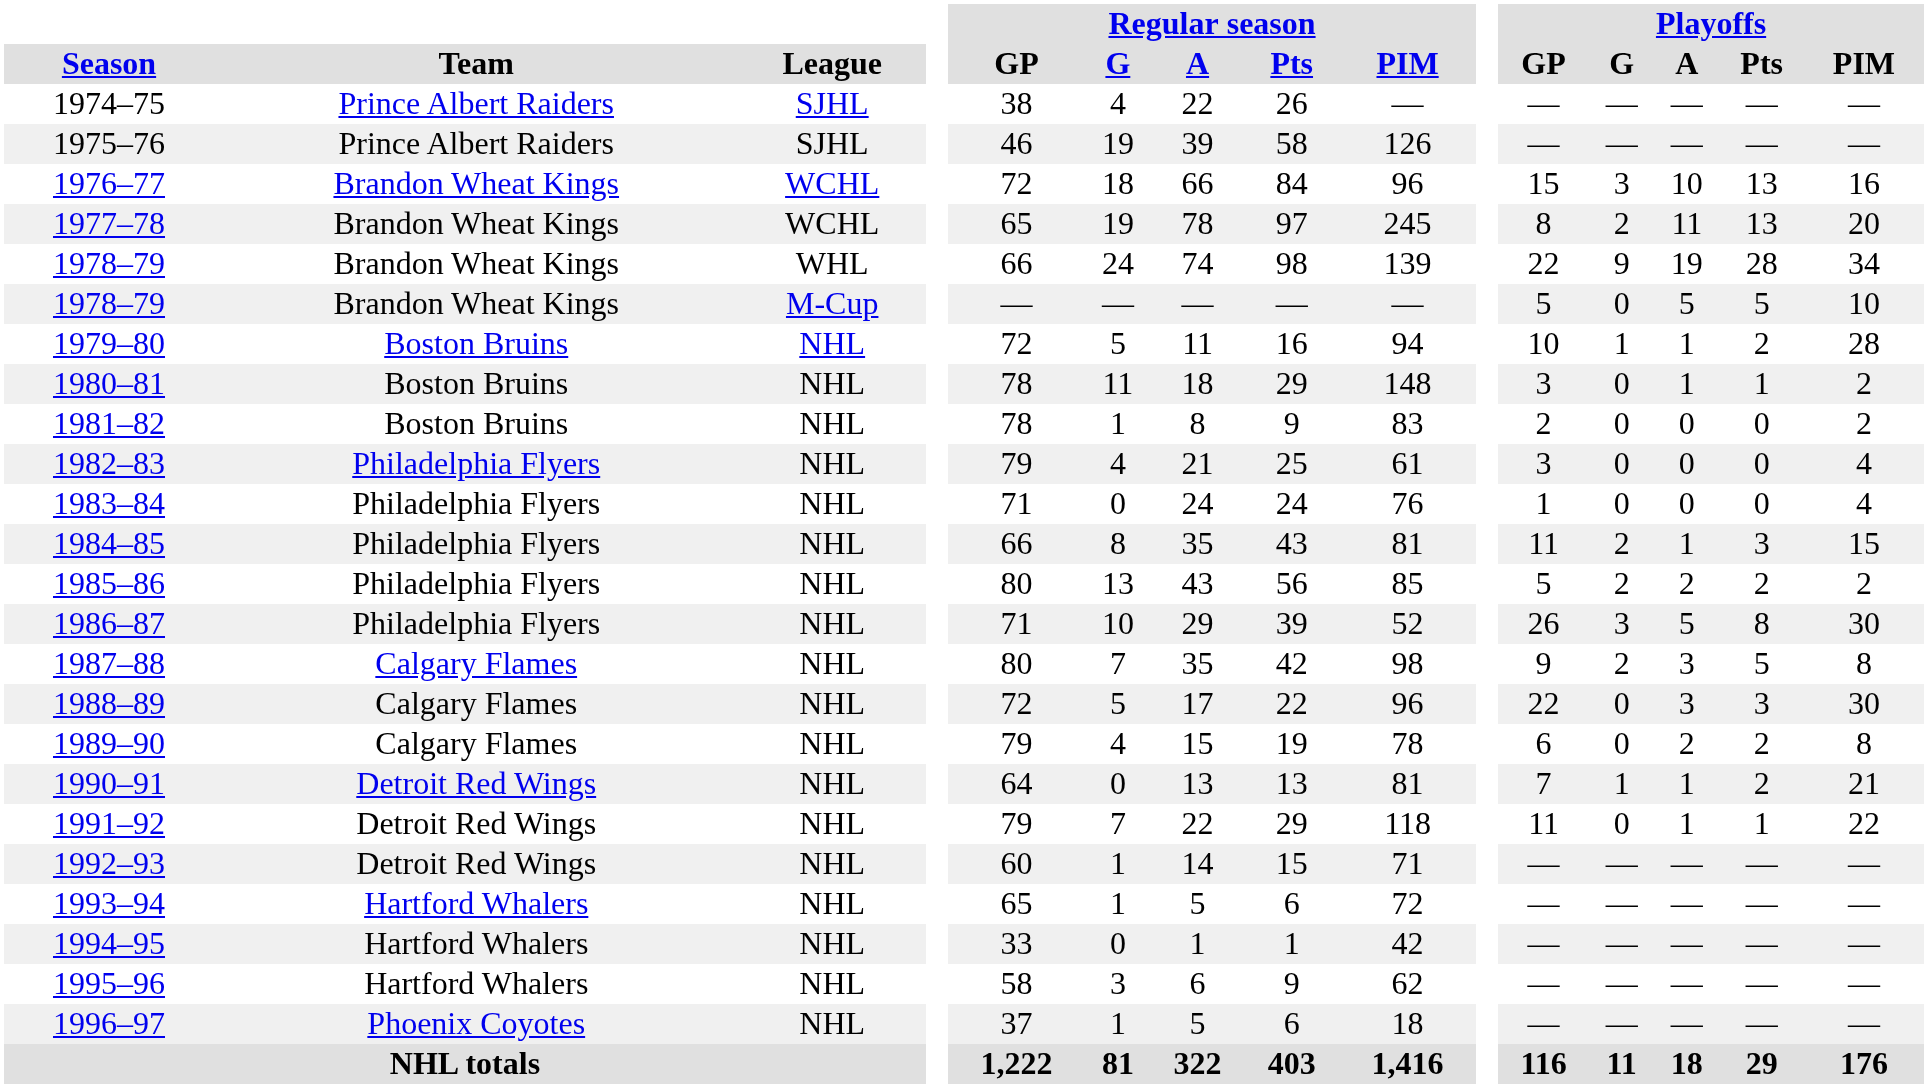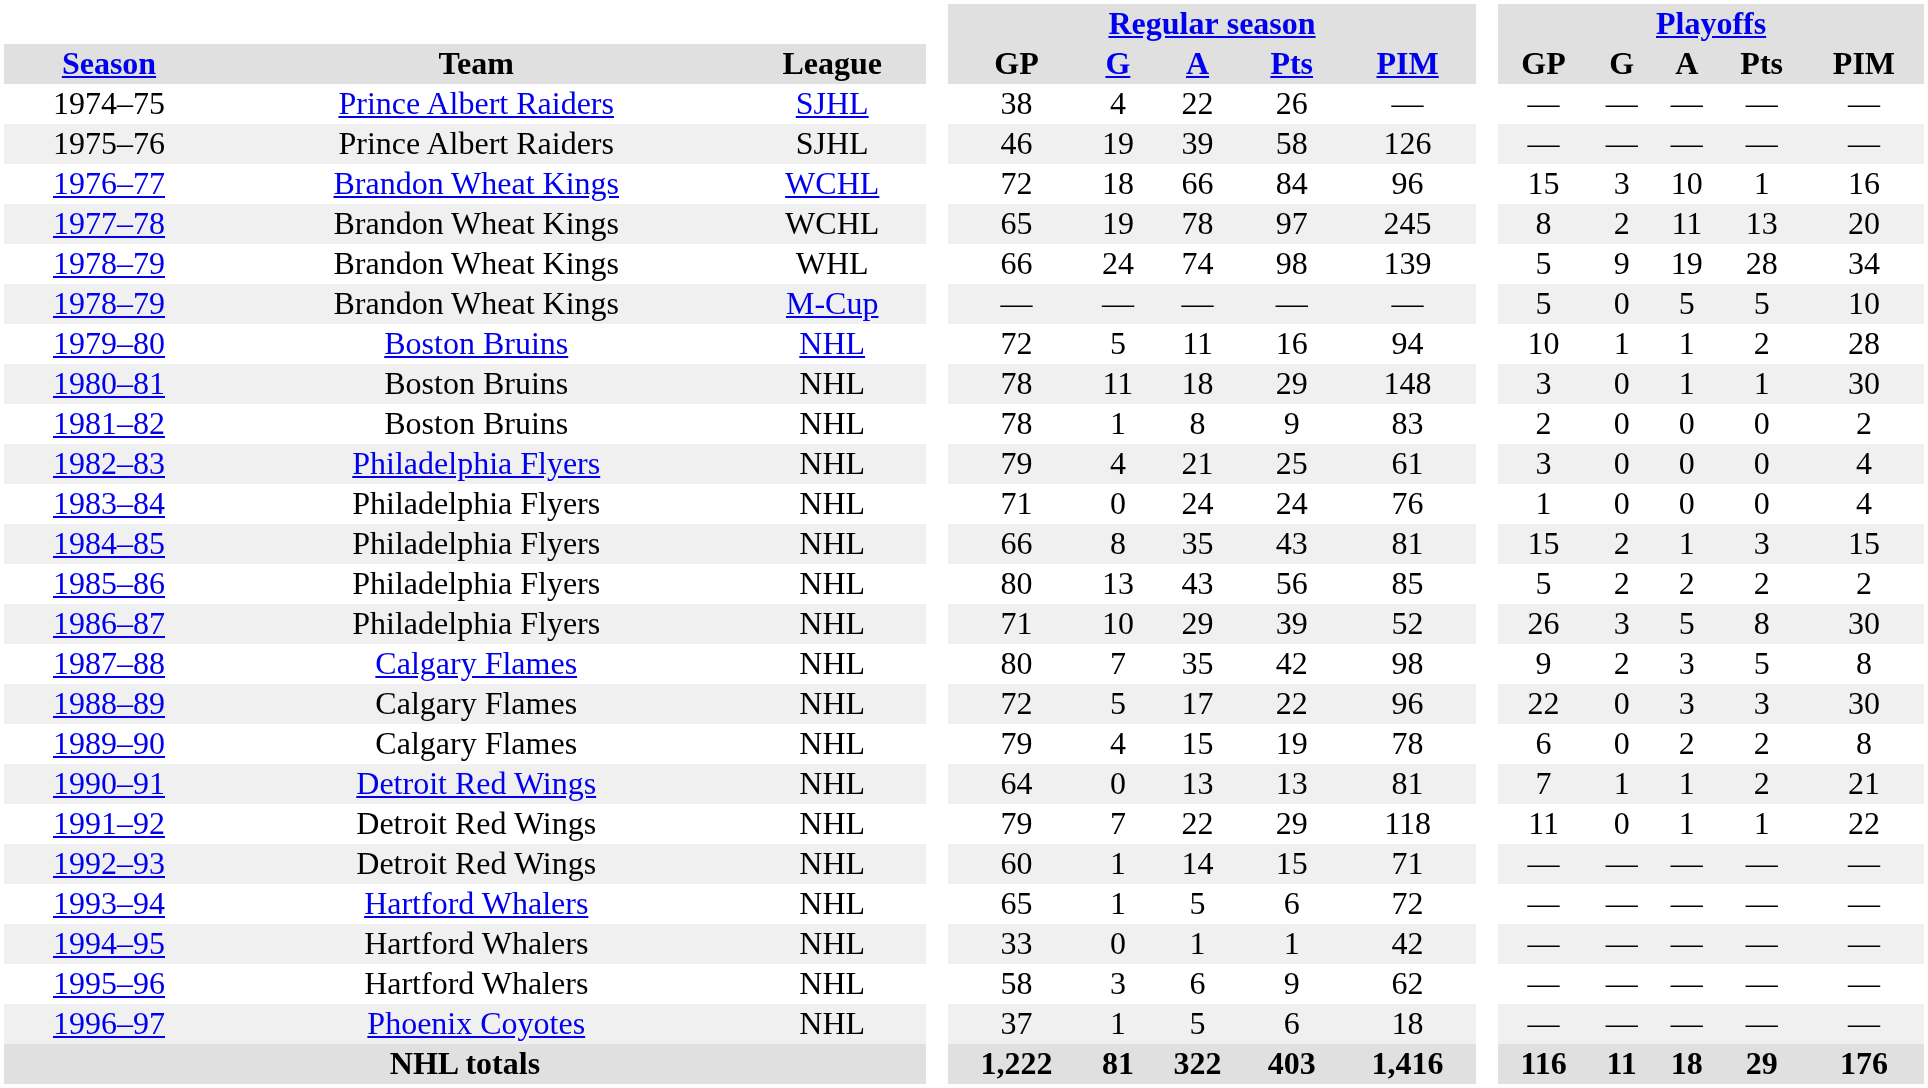(1762, 183) 13 -> (1762, 183) 1
(1544, 263) 22 -> (1544, 263) 5
(1864, 383) 2 -> (1864, 383) 30
(1544, 543) 11 -> (1544, 543) 15
